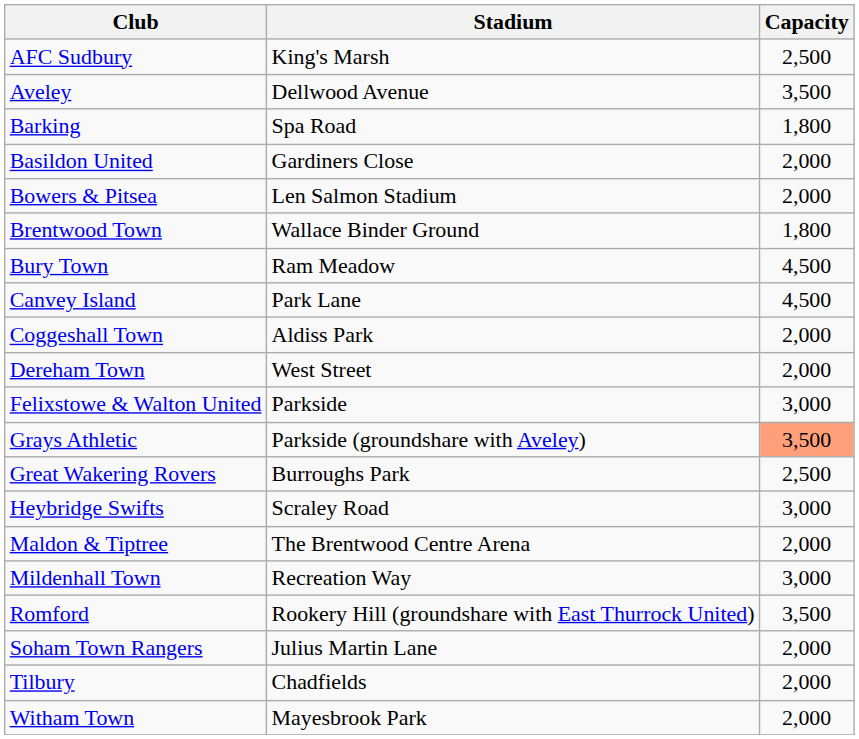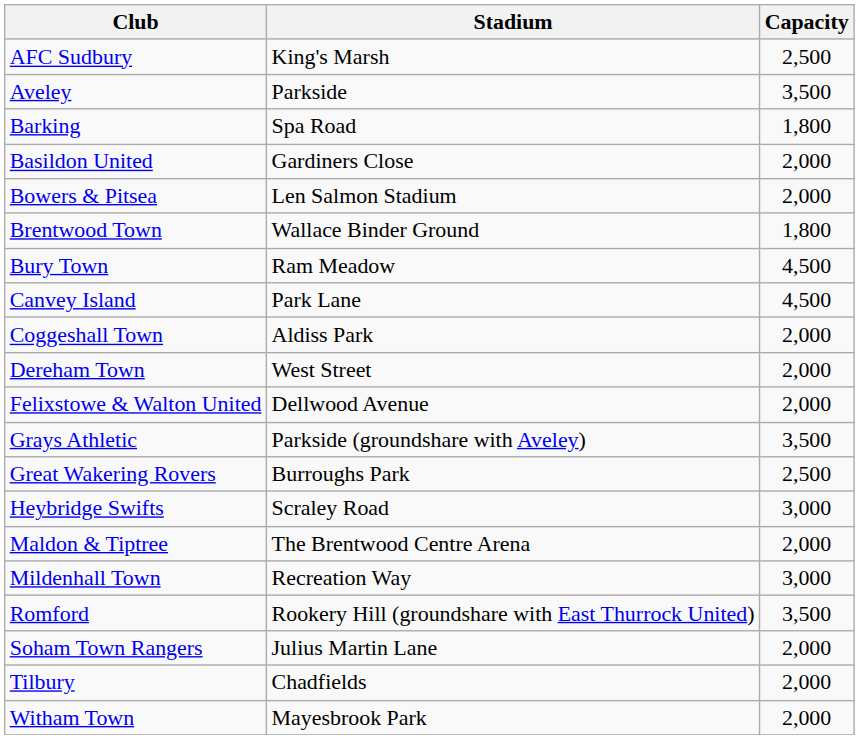(350, 91) Dellwood Avenue -> (309, 91) Parkside
(309, 404) Parkside -> (350, 404) Dellwood Avenue
(807, 404) 3,000 -> (807, 404) 2,000
(807, 439) lightsalmon background -> (807, 439) no background
